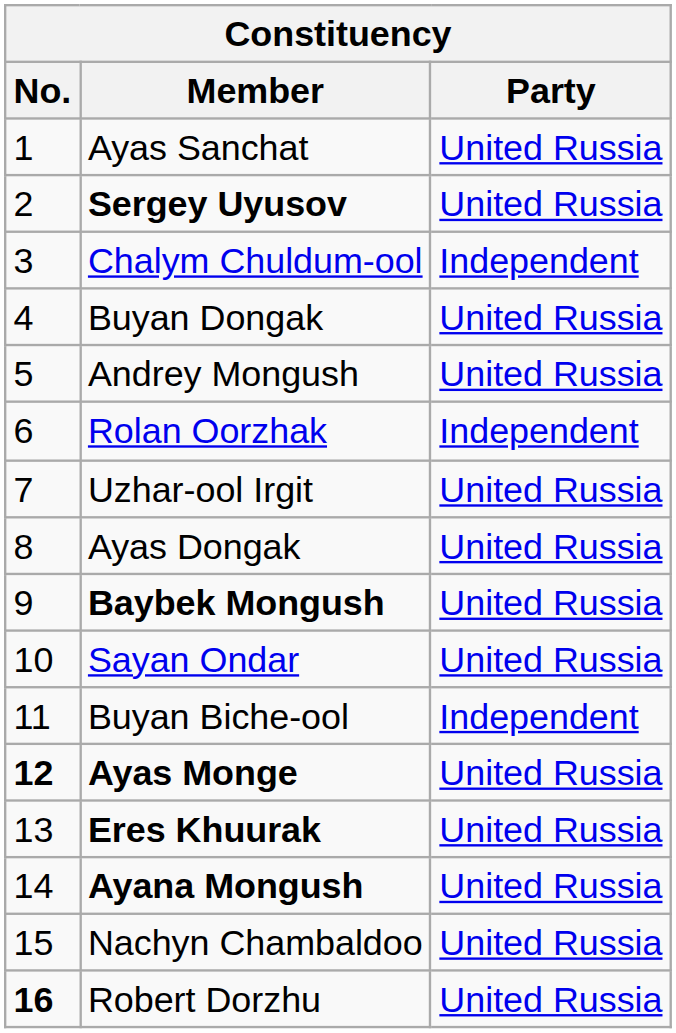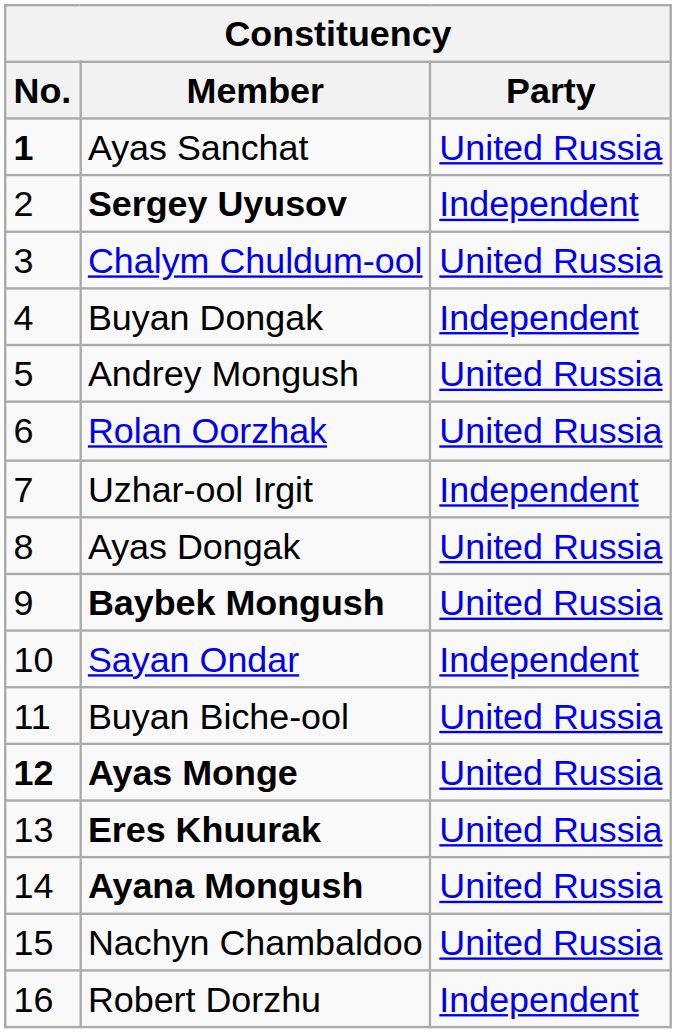(23, 147) normal -> (23, 147) bold
(551, 204) United Russia -> (539, 204) Independent
(539, 261) Independent -> (551, 261) United Russia
(551, 318) United Russia -> (539, 318) Independent
(539, 431) Independent -> (551, 431) United Russia
(551, 488) United Russia -> (539, 488) Independent
(551, 658) United Russia -> (539, 658) Independent
(539, 715) Independent -> (551, 715) United Russia
(33, 999) bold -> (33, 999) normal
(551, 999) United Russia -> (539, 999) Independent
